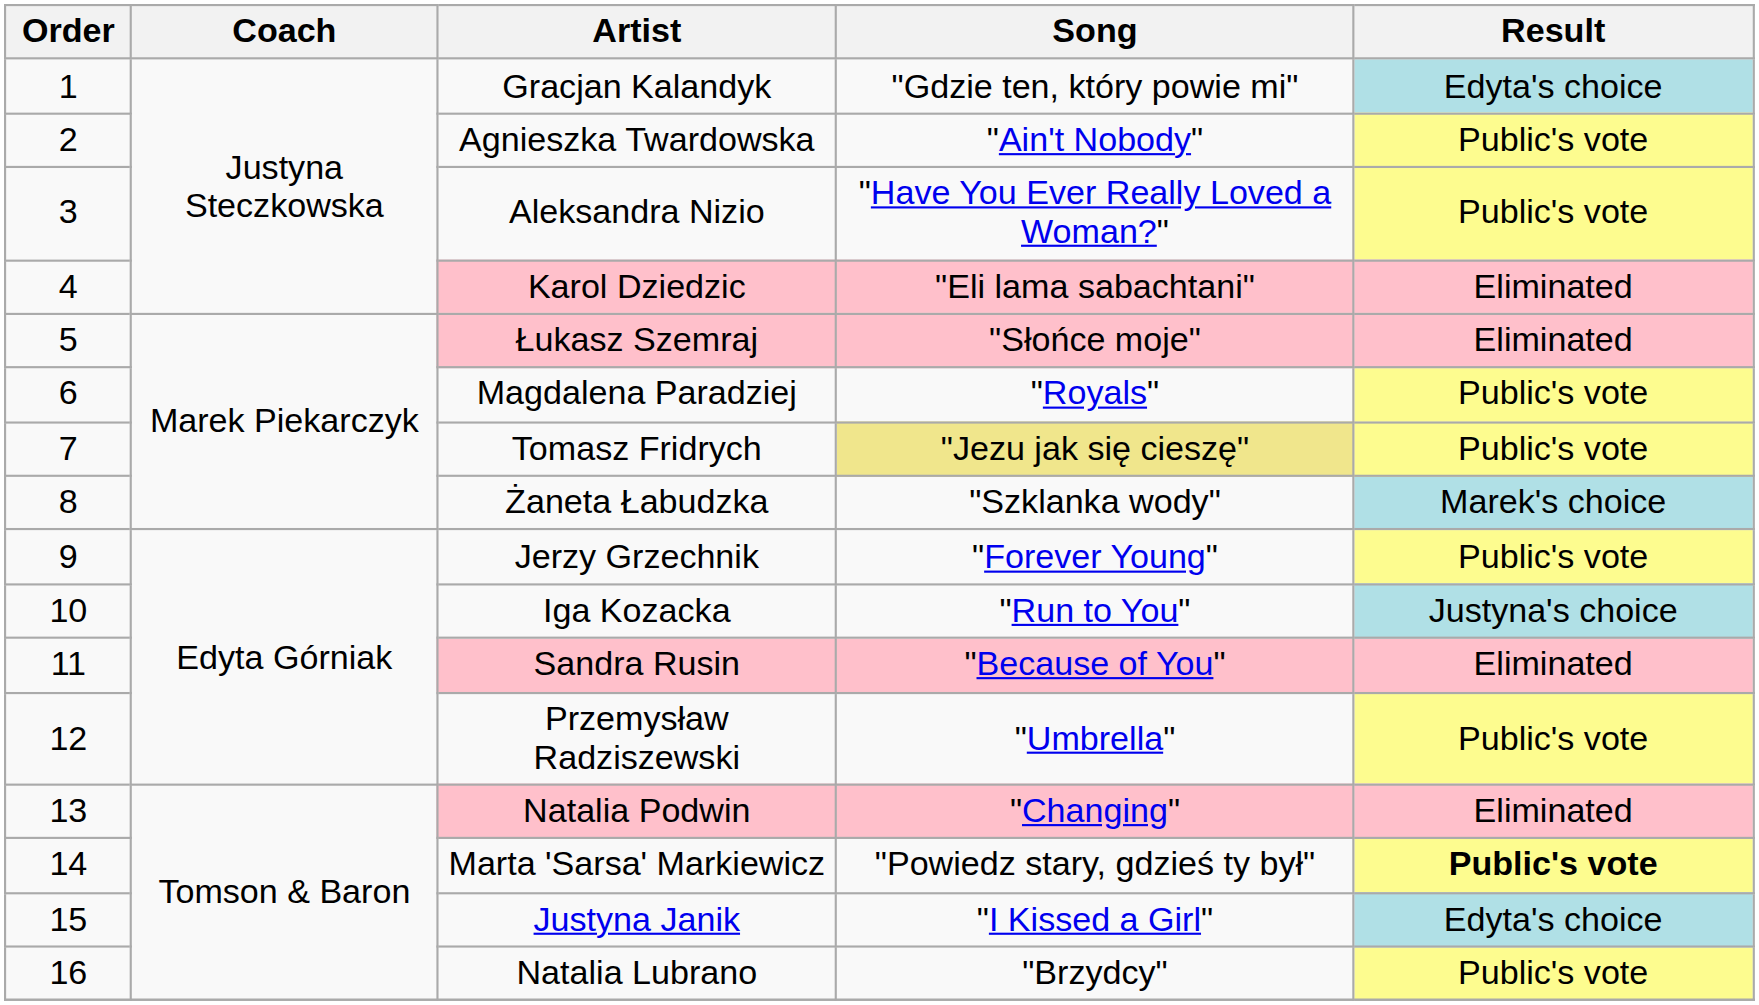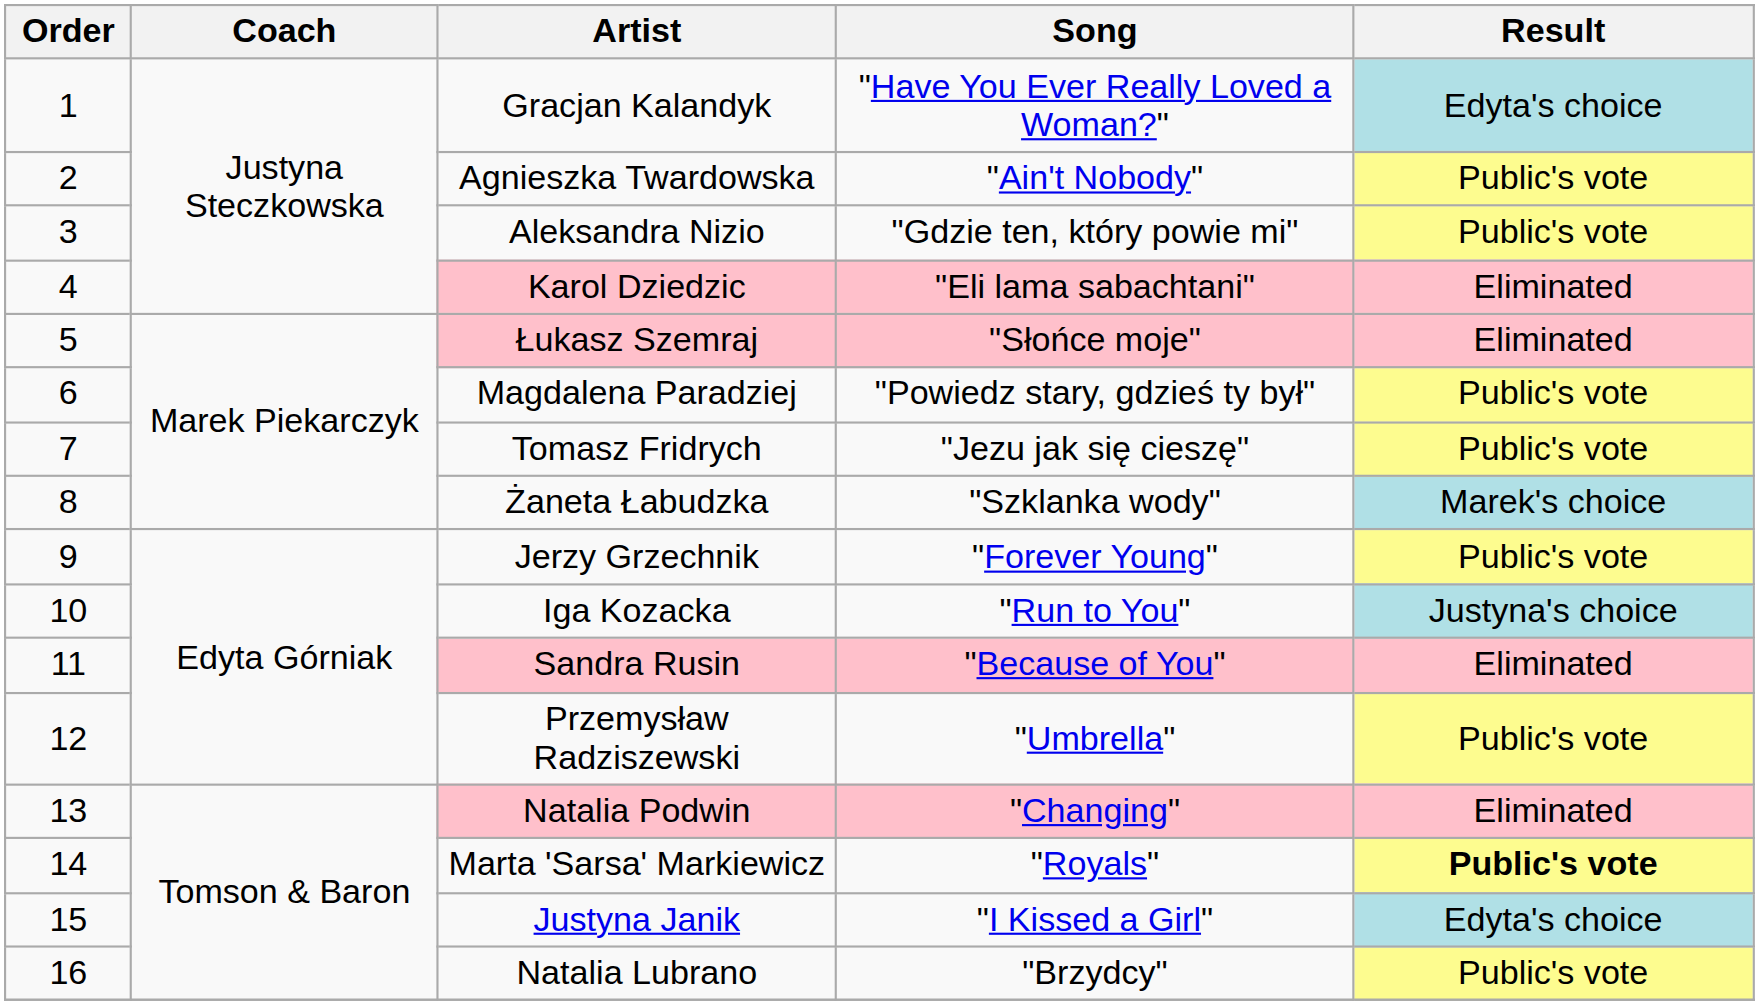(1095, 85) "Gdzie ten, który powie mi" -> (1095, 104) "Have You Ever Really Loved a Woman?"
(1095, 212) "Have You Ever Really Loved a Woman?" -> (1095, 232) "Gdzie ten, który powie mi"
(1095, 394) "Royals" -> (1095, 394) "Powiedz stary, gdzieś ty był"
(1095, 448) khaki background -> (1095, 448) no background
(1095, 864) "Powiedz stary, gdzieś ty był" -> (1095, 864) "Royals"
